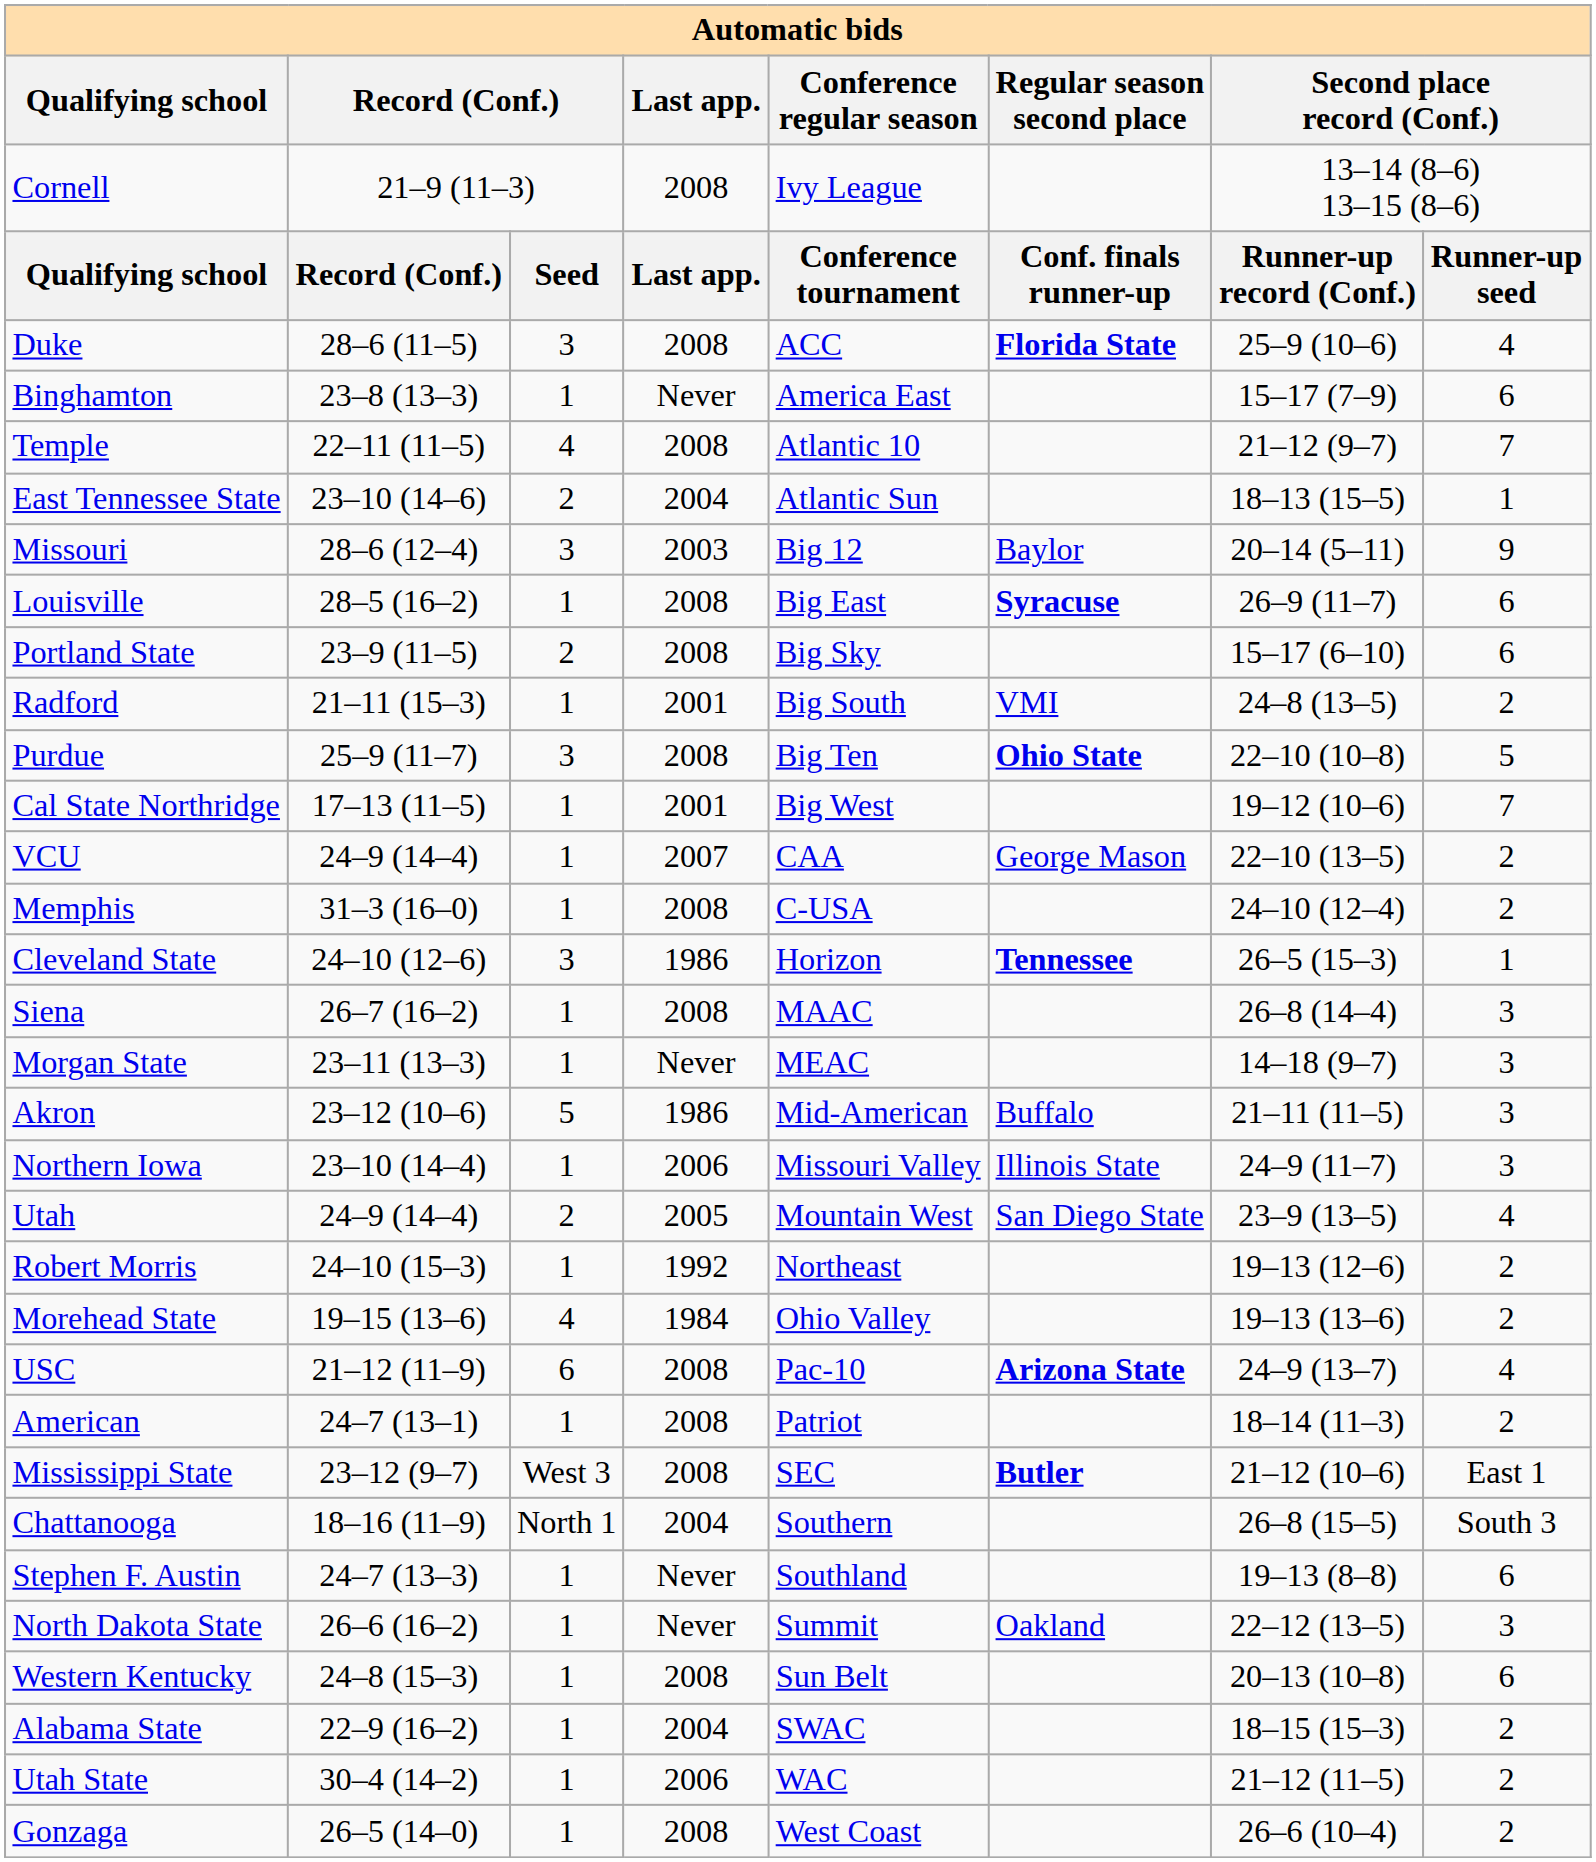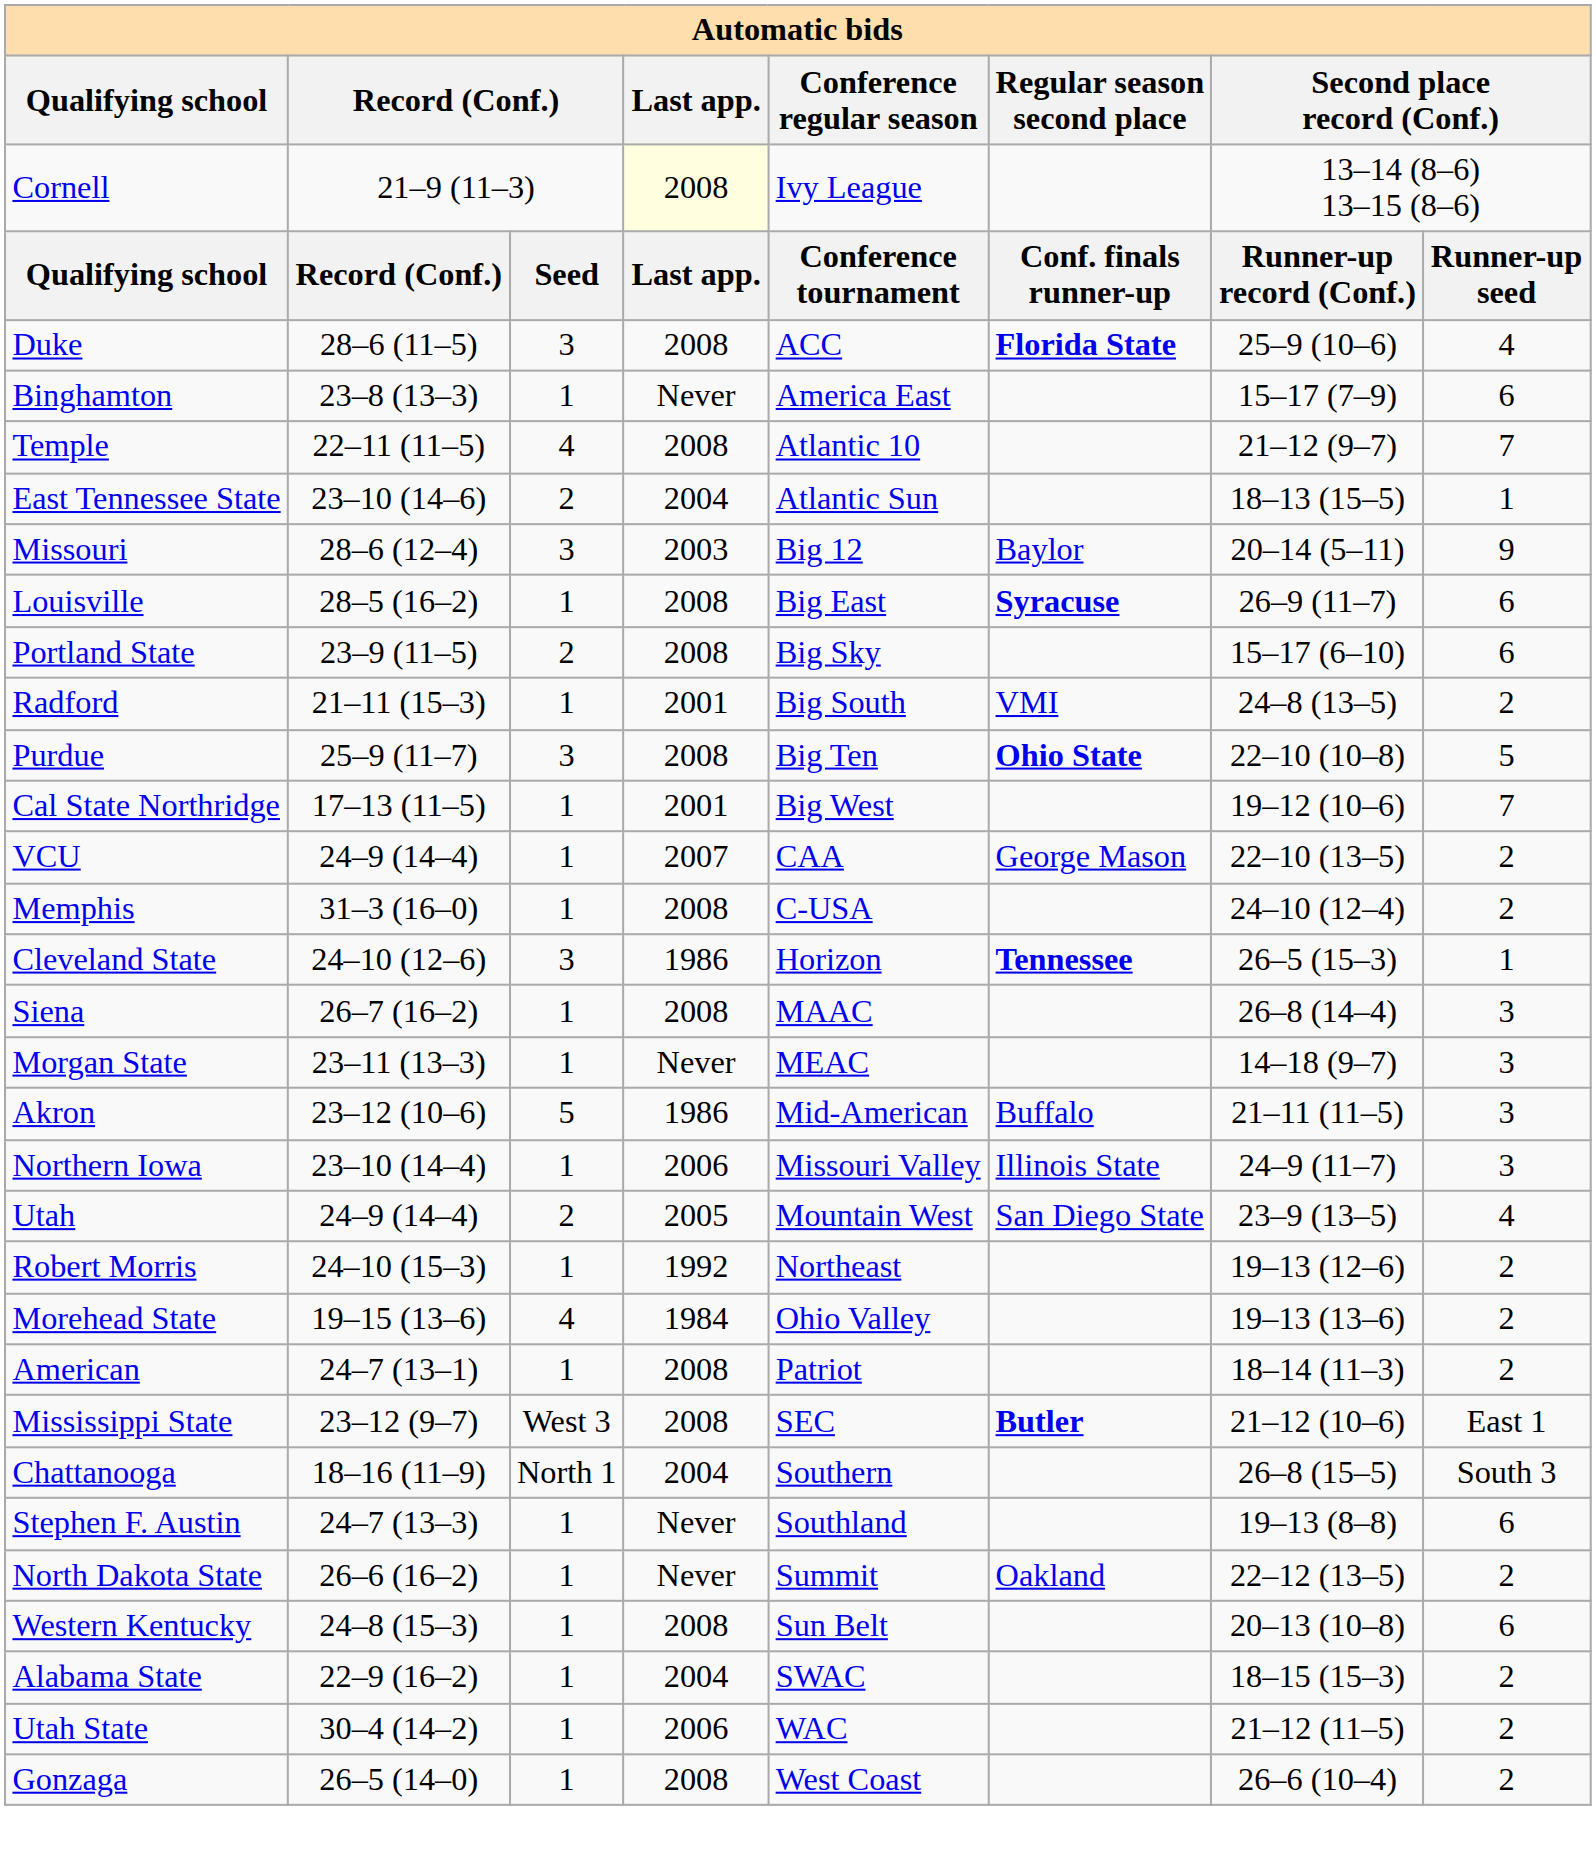(696, 187) no background -> (696, 187) lightyellow background
- row: (44, 1369)
(1507, 1625) 3 -> (1507, 1574) 2
